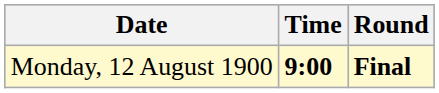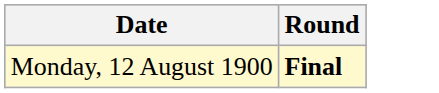- column: (313, 25)
